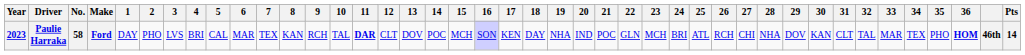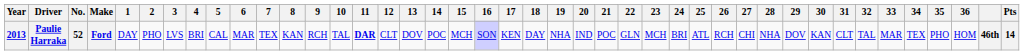(16, 35) 2023 -> (16, 35) 2013
(78, 35) 58 -> (78, 35) 52
(966, 35) bold -> (965, 35) normal
